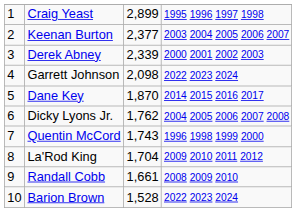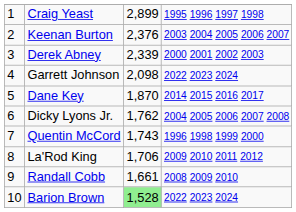(143, 34) 2,377 -> (143, 34) 2,376
(143, 156) 1,704 -> (143, 156) 1,706
(143, 197) no background -> (143, 197) lightgreen background
